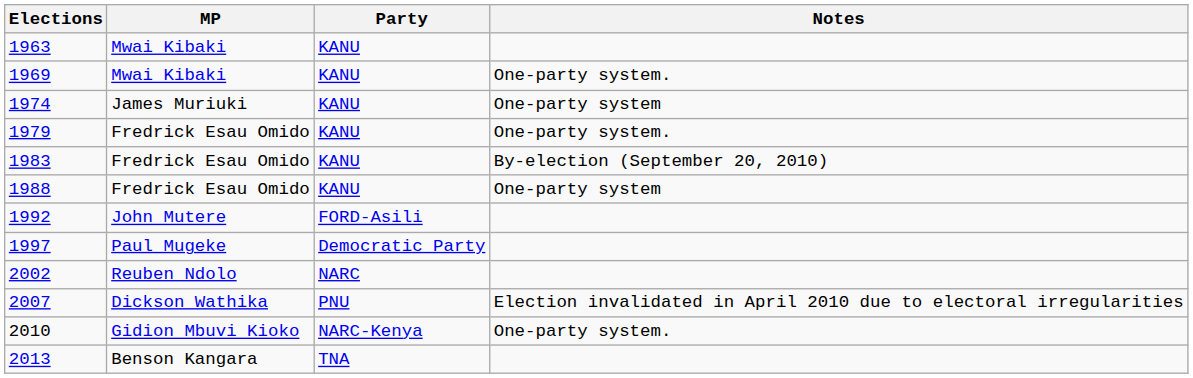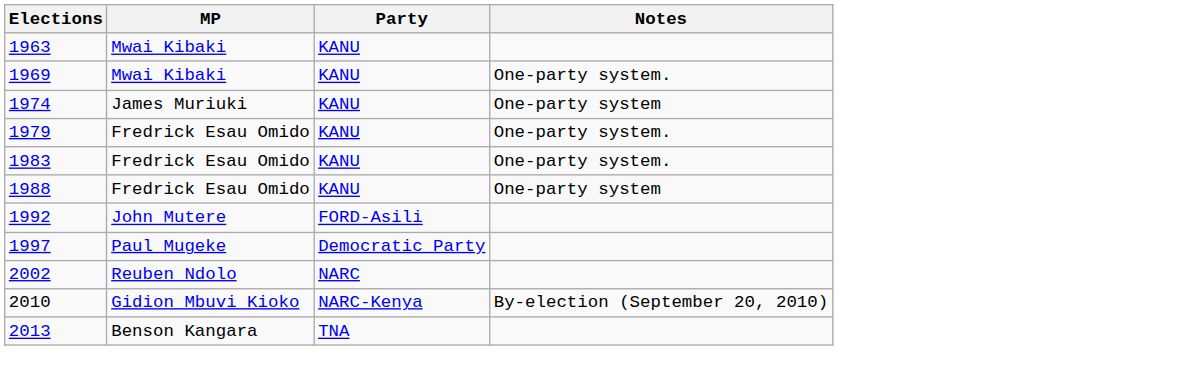(661, 161) By-election (September 20, 2010) -> (583, 161) One-party system.
- row: (30, 303)
(583, 331) One-party system. -> (661, 303) By-election (September 20, 2010)
